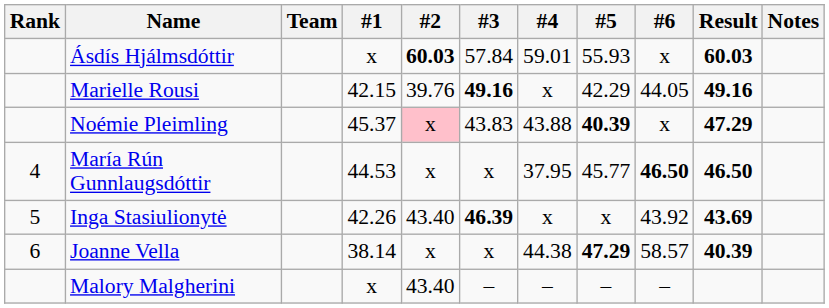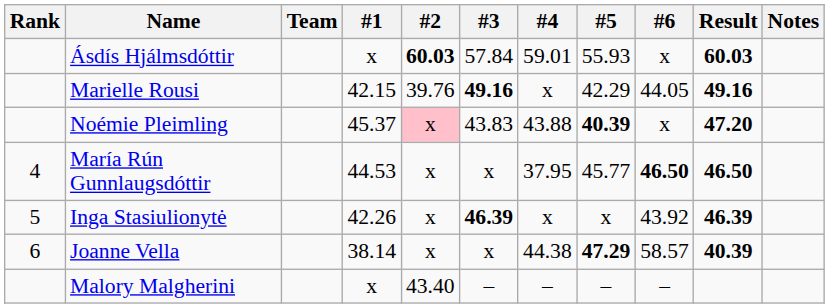(728, 124) 47.29 -> (728, 124) 47.20
(430, 217) 43.40 -> (430, 217) x
(728, 217) 43.69 -> (728, 217) 46.39
